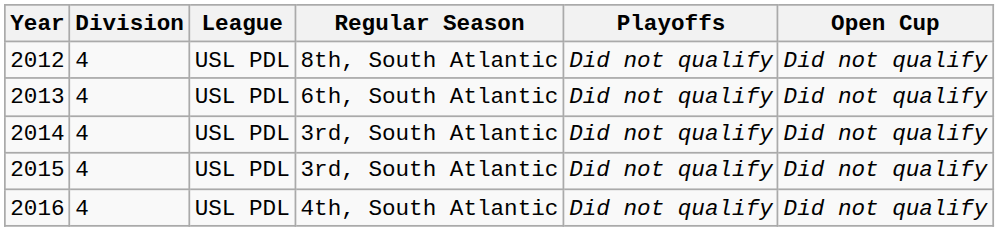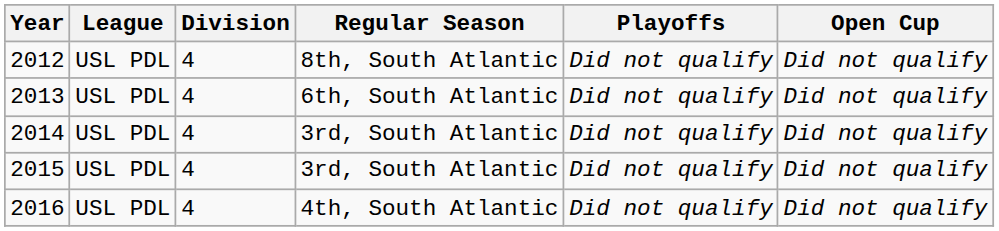columns swapped: (130, 23) <-> (242, 23)
